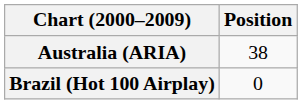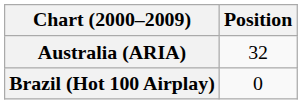(258, 51) 38 -> (258, 51) 32
